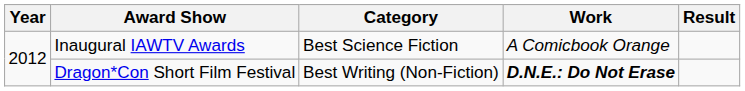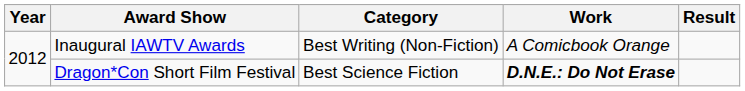(381, 45) Best Science Fiction -> (401, 45) Best Writing (Non-Fiction)
(401, 72) Best Writing (Non-Fiction) -> (381, 72) Best Science Fiction
